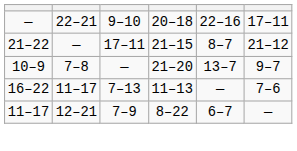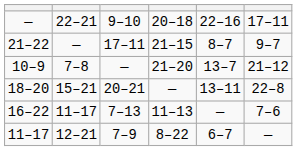(268, 45) 21–12 -> (268, 45) 9–7
(268, 67) 9–7 -> (268, 67) 21–12
+ row: (28, 90)
